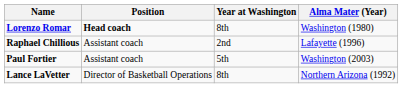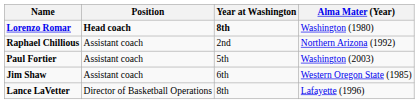(223, 28) normal -> (223, 28) bold
(333, 44) Lafayette (1996) -> (348, 44) Northern Arizona (1992)
+ row: (26, 75)
(348, 75) Northern Arizona (1992) -> (333, 91) Lafayette (1996)
